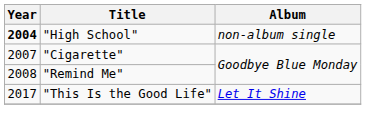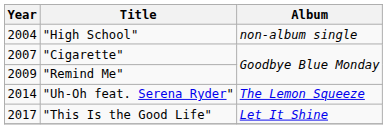(22, 34) bold -> (22, 34) normal
(22, 74) 2008 -> (22, 74) 2009
+ row: (138, 94)
